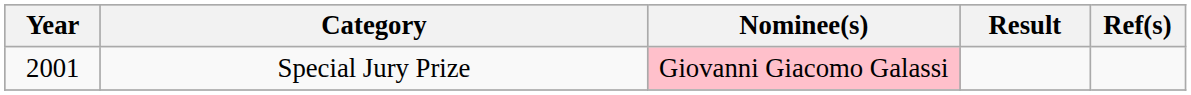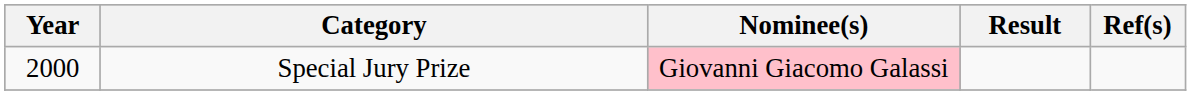(53, 68) 2001 -> (53, 68) 2000
